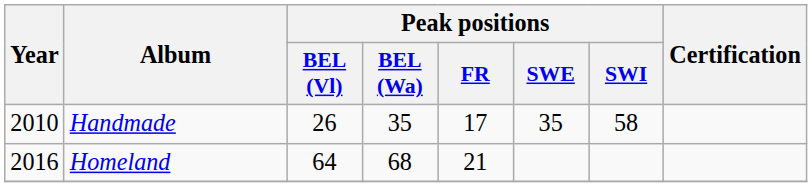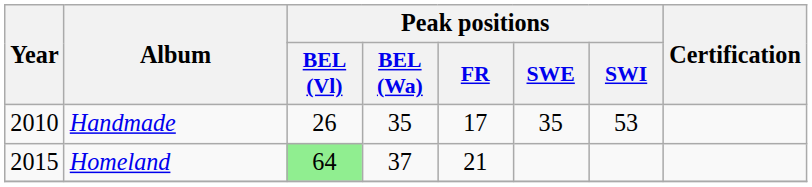(626, 123) 58 -> (626, 123) 53
(34, 161) 2016 -> (34, 161) 2015
(324, 161) no background -> (324, 161) lightgreen background
(400, 161) 68 -> (400, 161) 37
